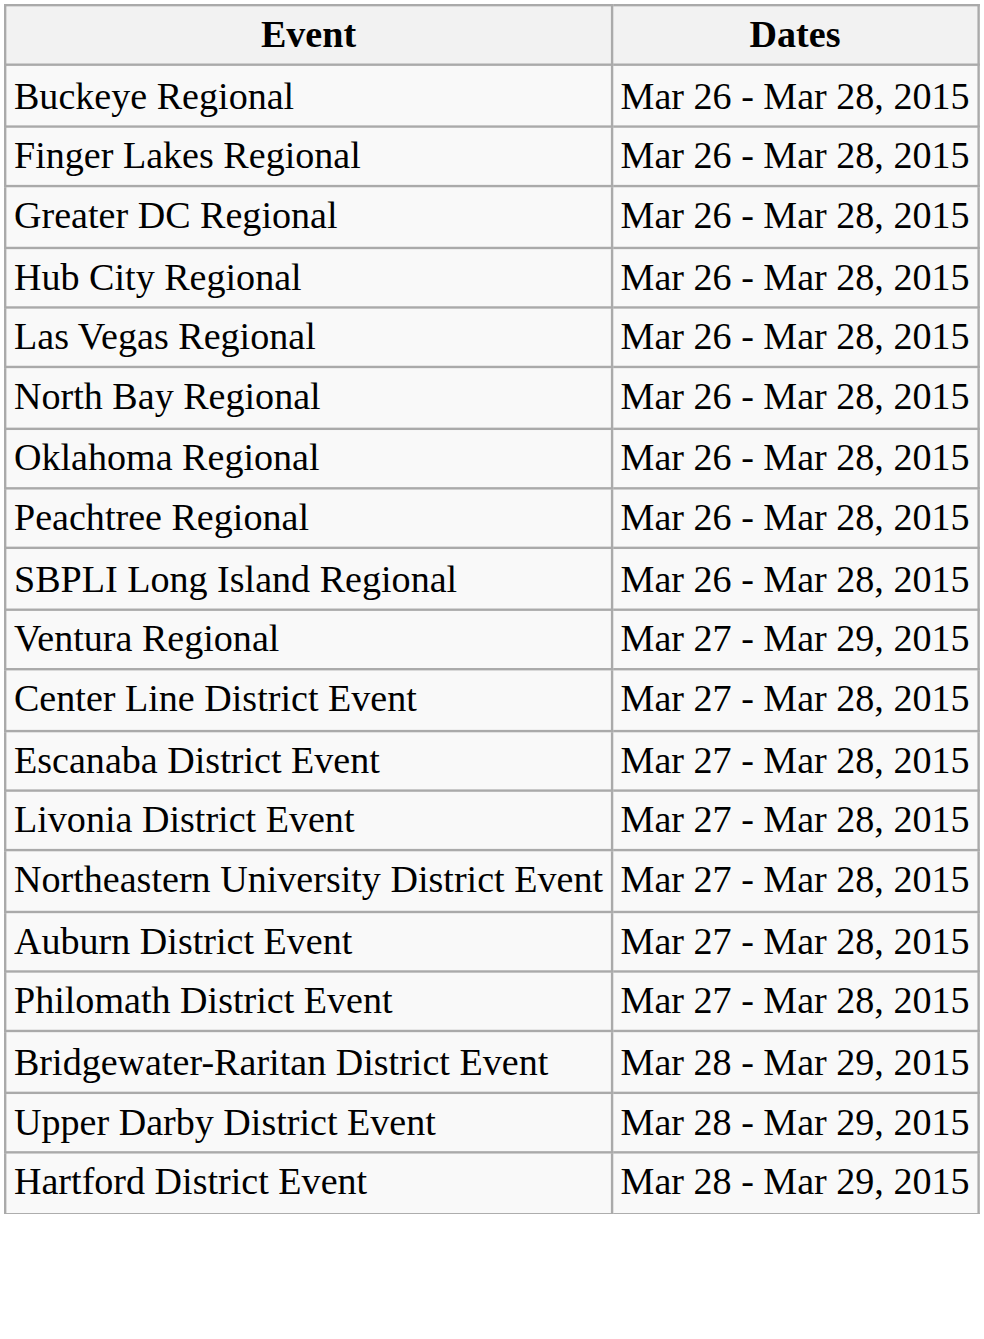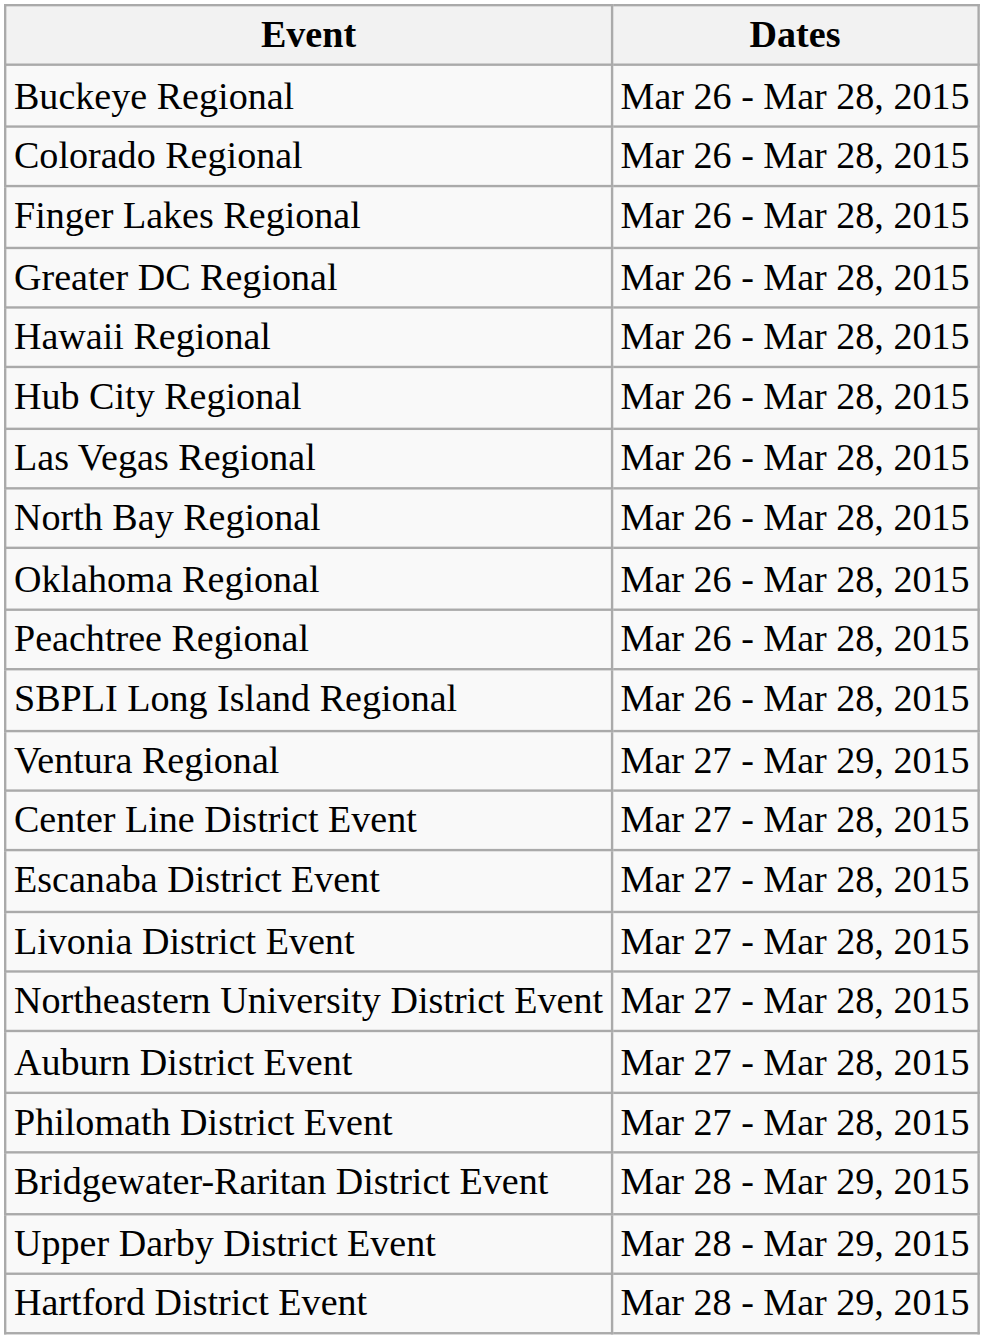+ row: (158, 155)
+ row: (142, 336)
